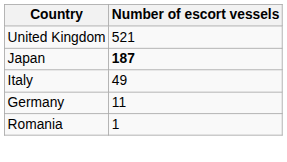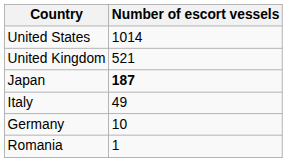+ row: (49, 37)
(119, 102) 11 -> (120, 124) 10
